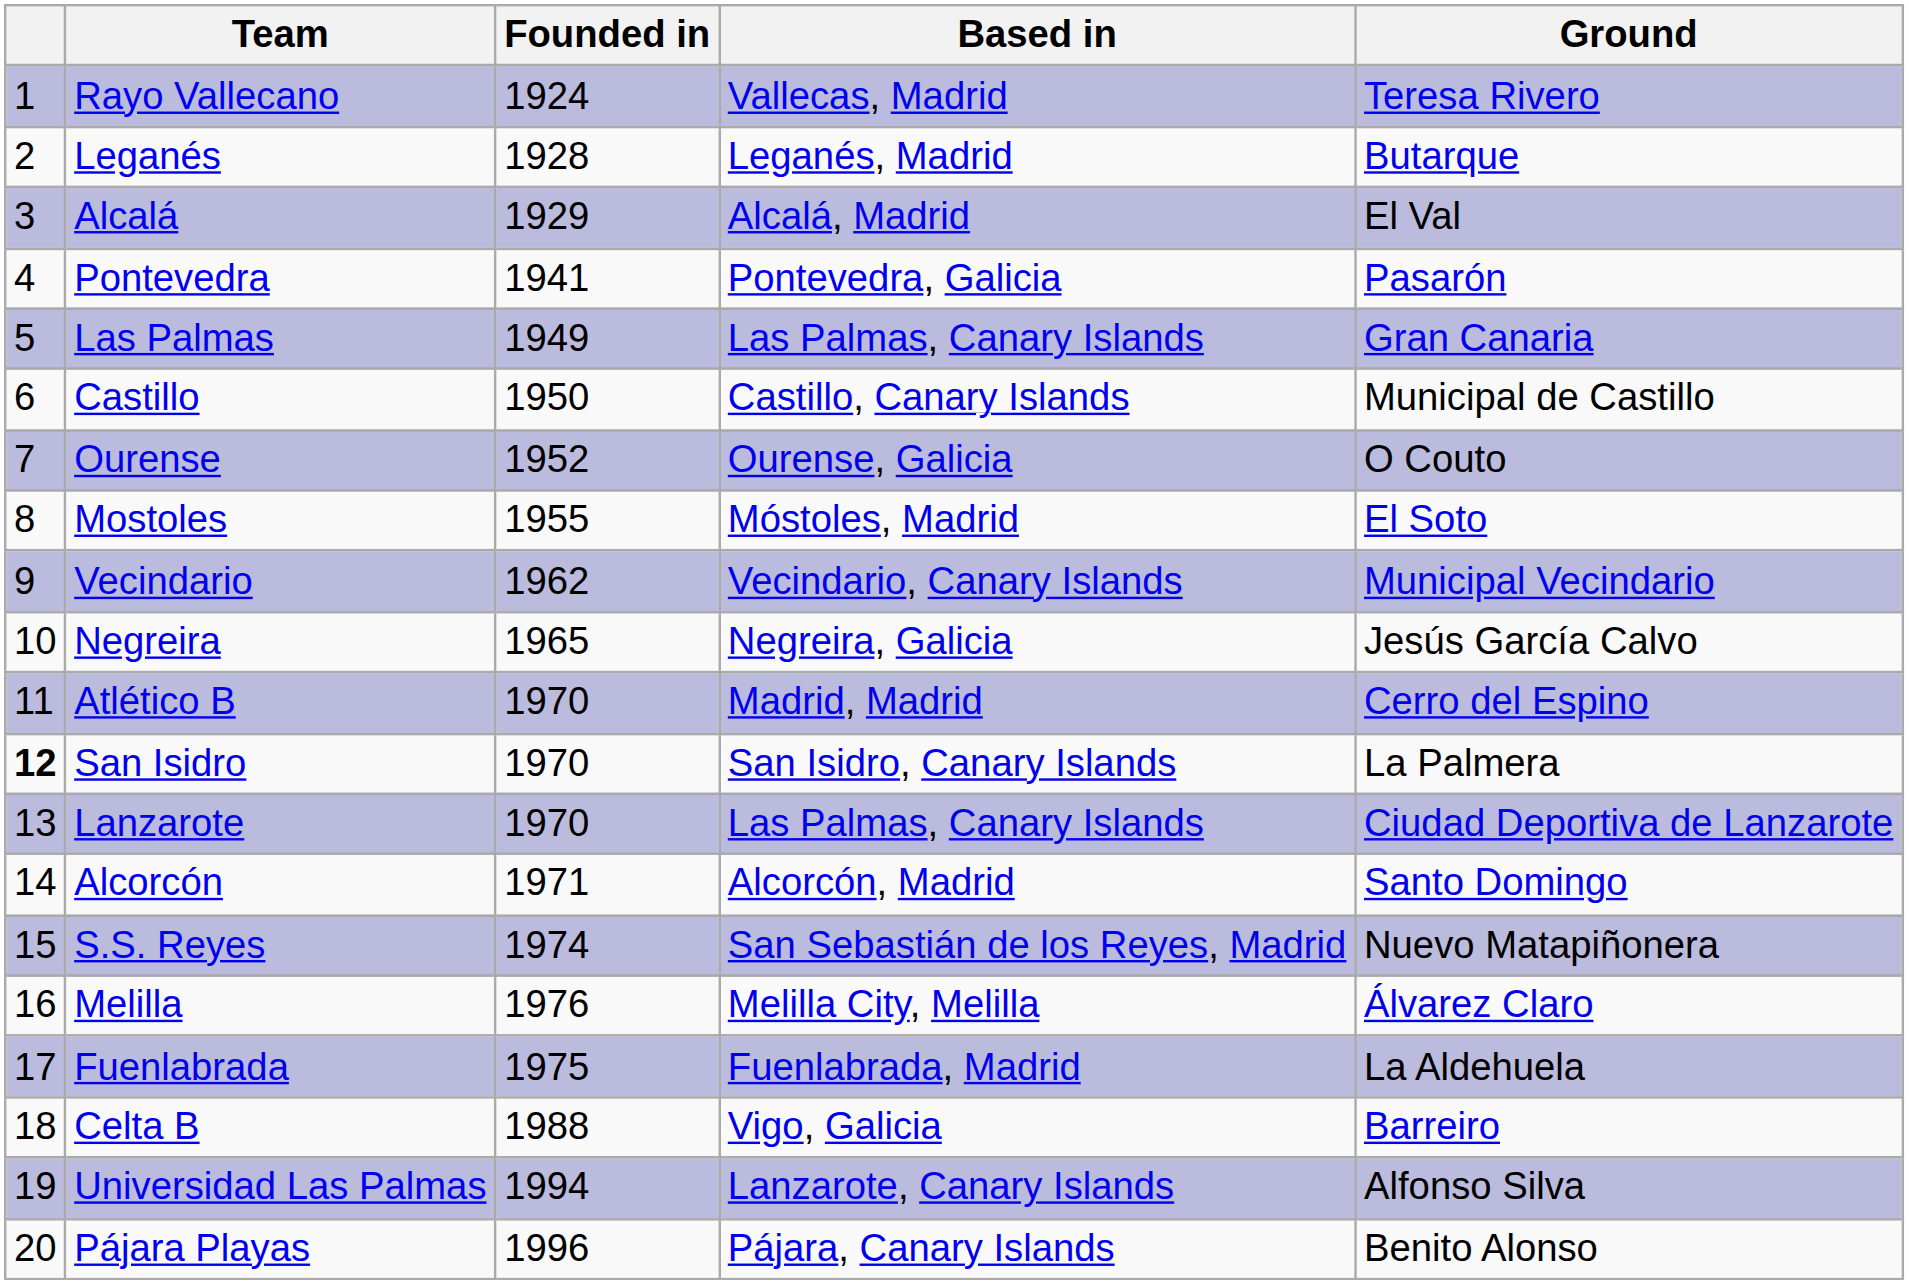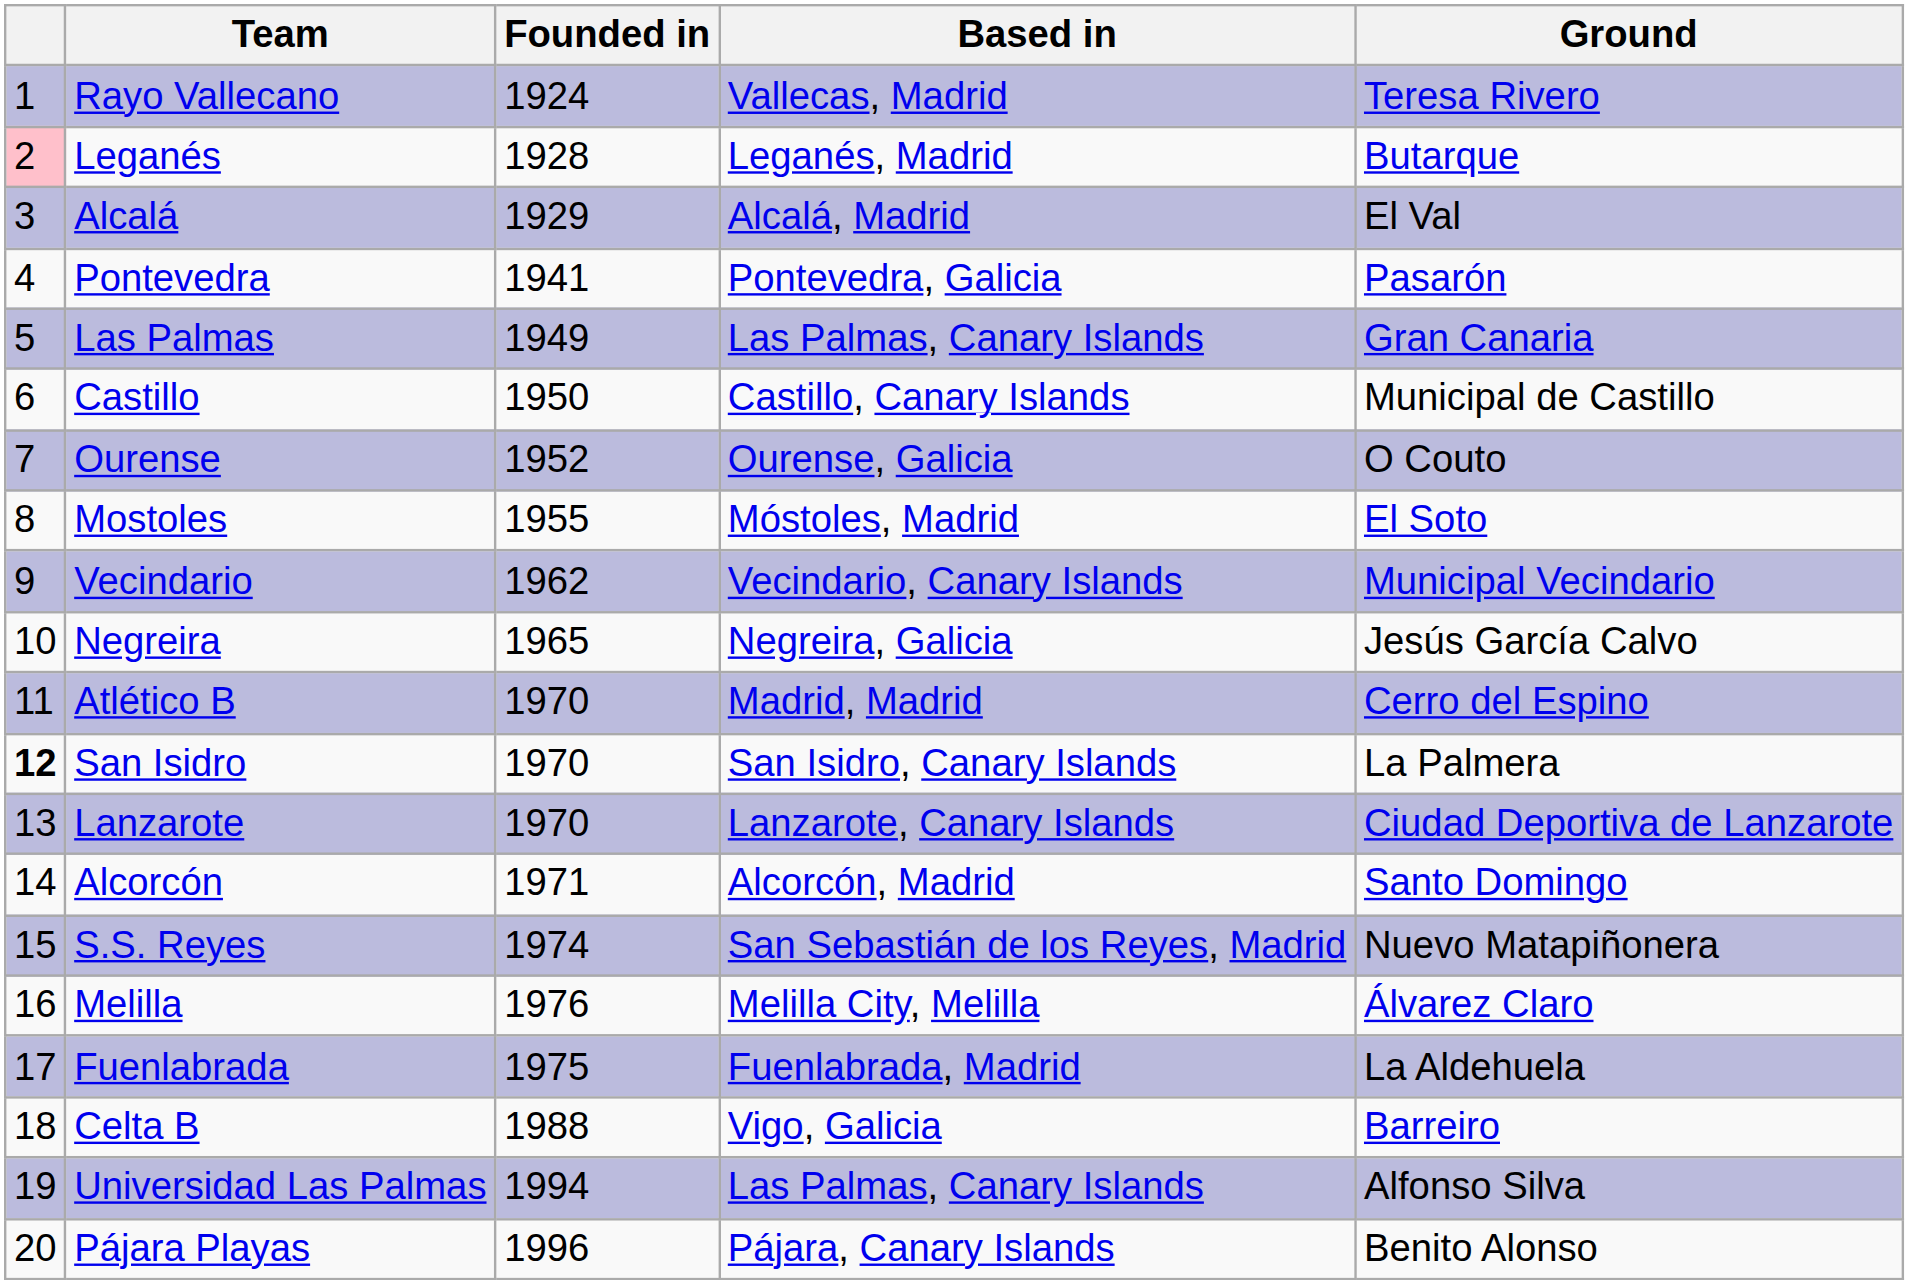(25, 156) no background -> (25, 156) pink background
(966, 823) Las Palmas, Canary Islands -> (951, 823) Lanzarote, Canary Islands
(951, 1187) Lanzarote, Canary Islands -> (966, 1187) Las Palmas, Canary Islands
